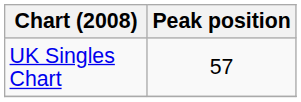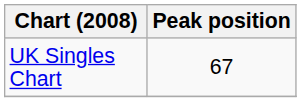(222, 67) 57 -> (222, 67) 67
